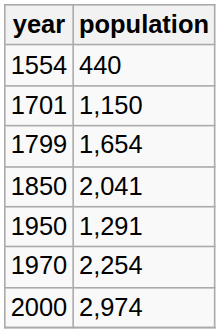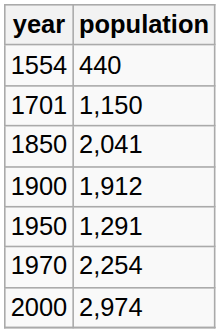- row: (39, 145)
+ row: (39, 186)
